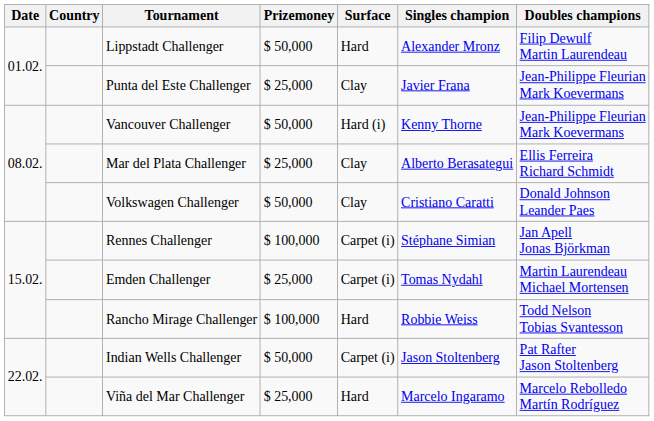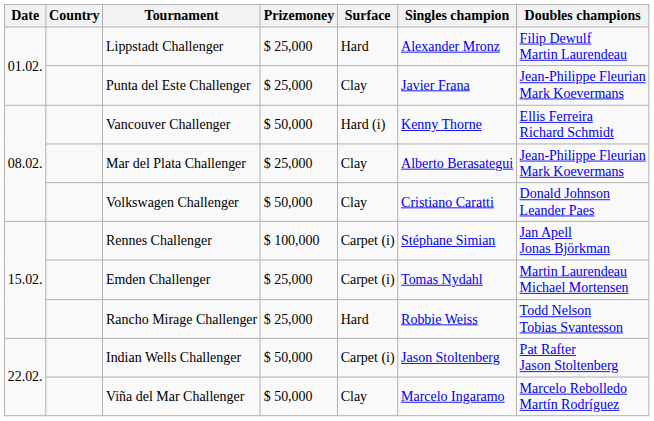(288, 46) $ 50,000 -> (288, 46) $ 25,000
(583, 123) Jean-Philippe Fleurian Mark Koevermans -> (567, 123) Ellis Ferreira Richard Schmidt
(567, 162) Ellis Ferreira Richard Schmidt -> (583, 162) Jean-Philippe Fleurian Mark Koevermans
(292, 318) $ 100,000 -> (288, 318) $ 25,000
(288, 395) $ 25,000 -> (288, 395) $ 50,000
(355, 395) Hard -> (354, 395) Clay
